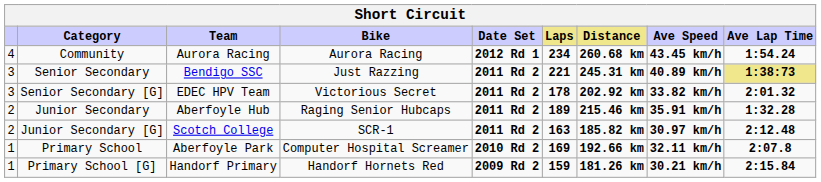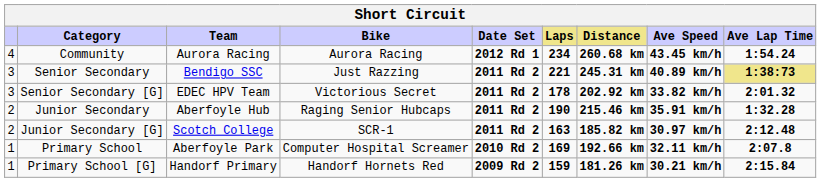(559, 111) 189 -> (559, 111) 190
